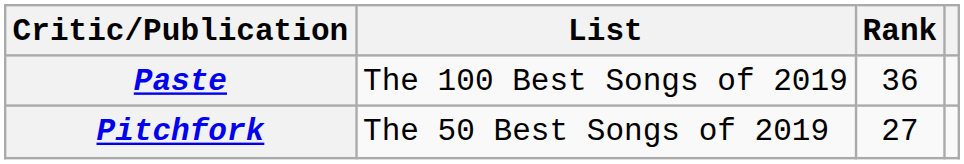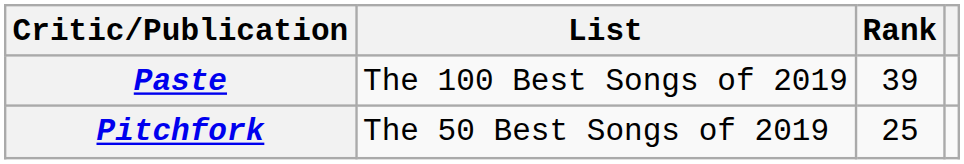(900, 81) 36 -> (900, 81) 39
(900, 132) 27 -> (900, 132) 25
